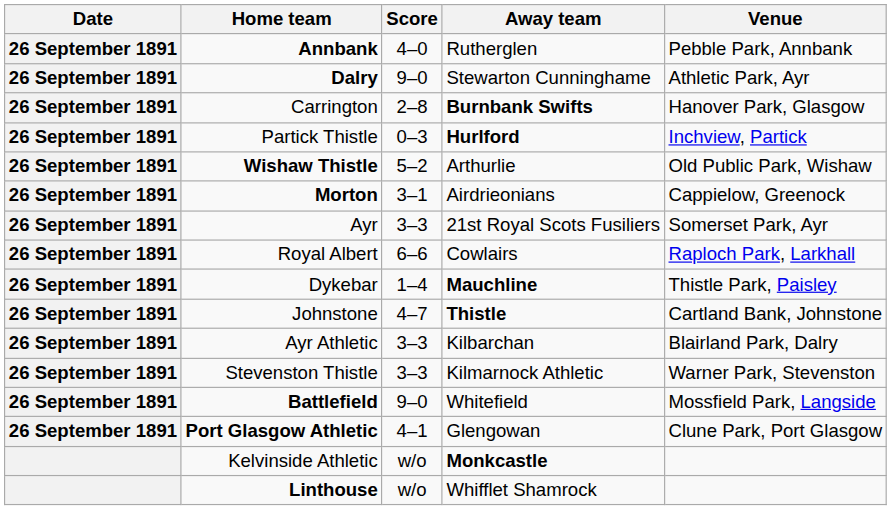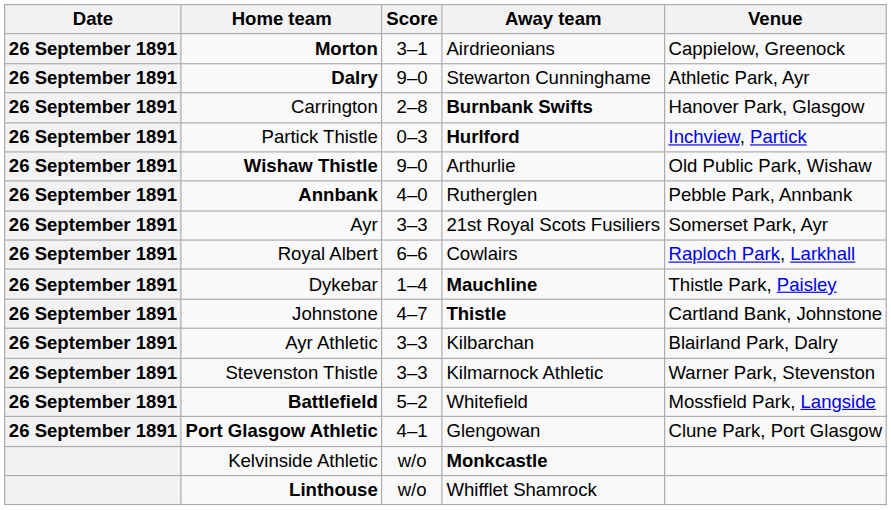rows swapped: (338, 48) <-> (346, 195)
(412, 166) 5–2 -> (412, 166) 9–0
(412, 401) 9–0 -> (412, 401) 5–2
